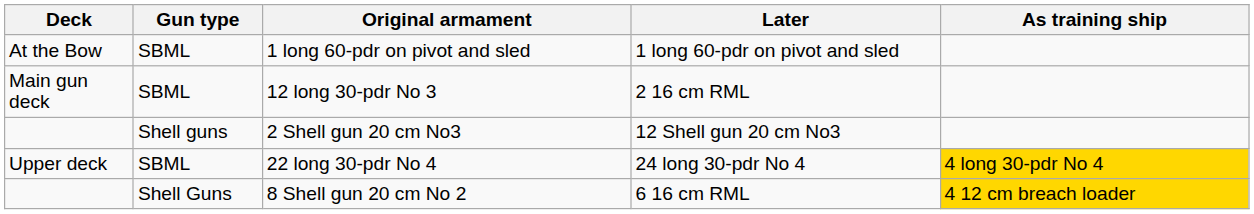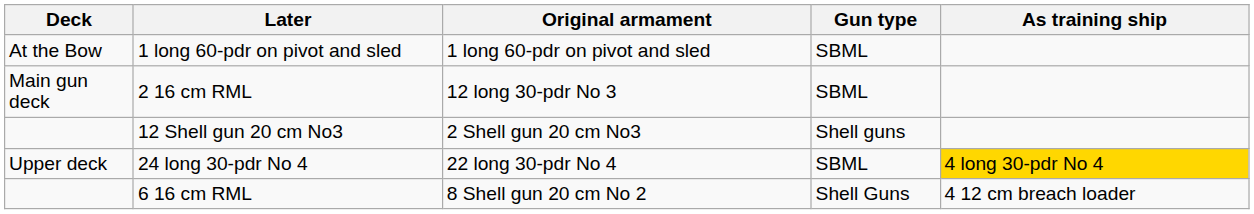columns swapped: (198, 19) <-> (786, 19)
(1040, 193) gold background -> (1040, 193) no background
